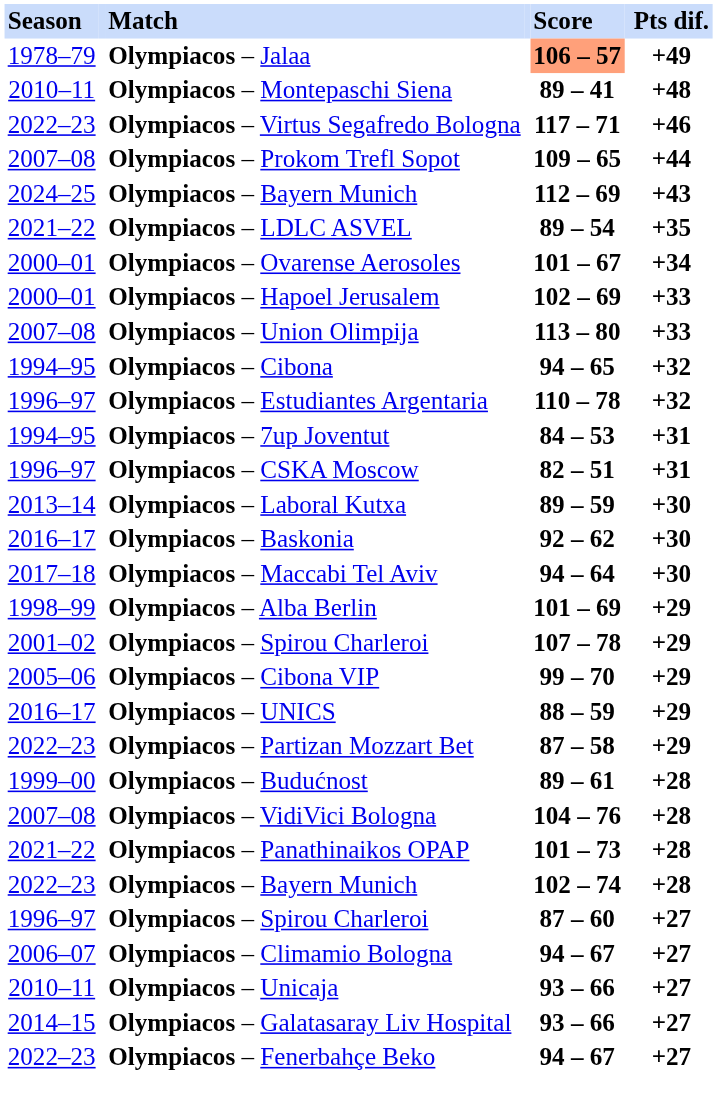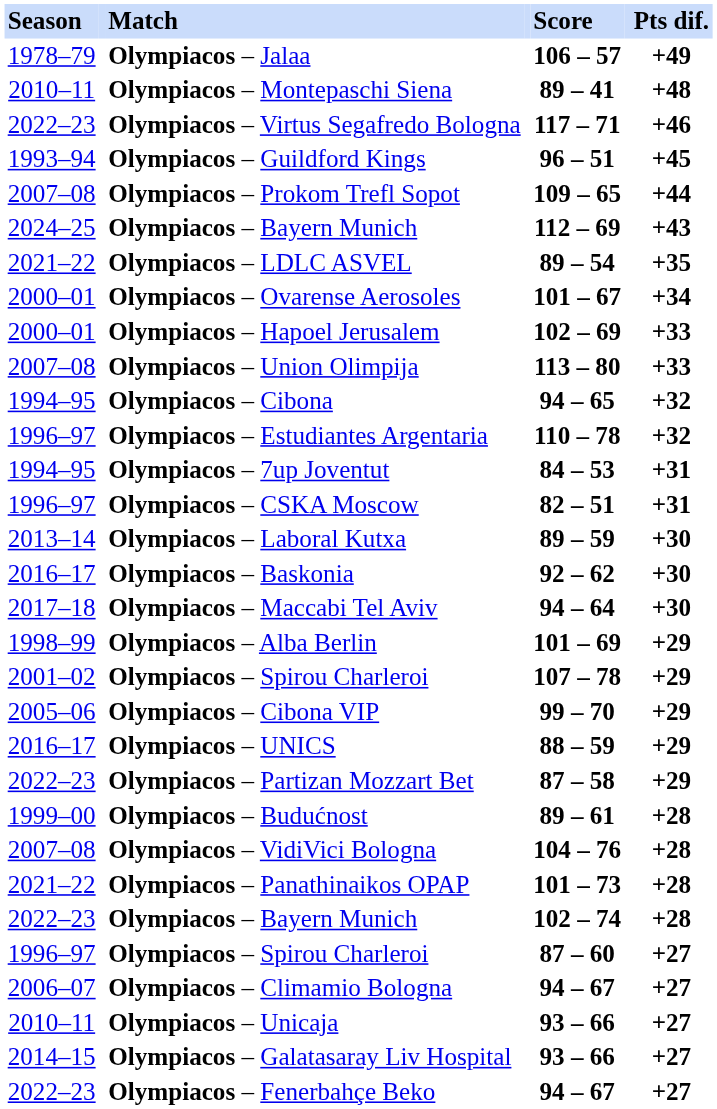(577, 55) lightsalmon background -> (577, 55) no background
+ row: (52, 159)
